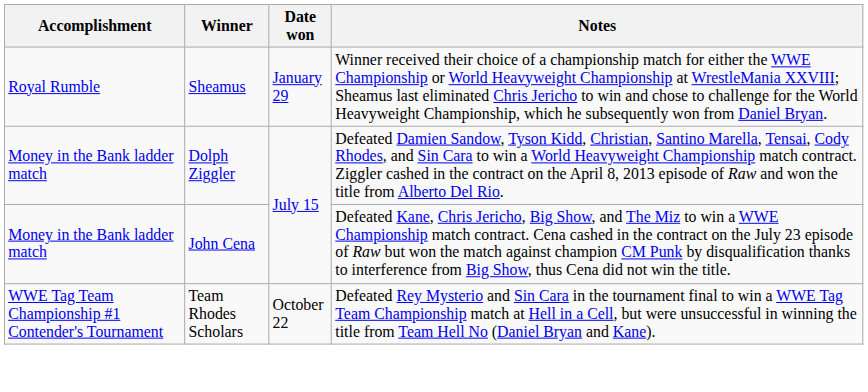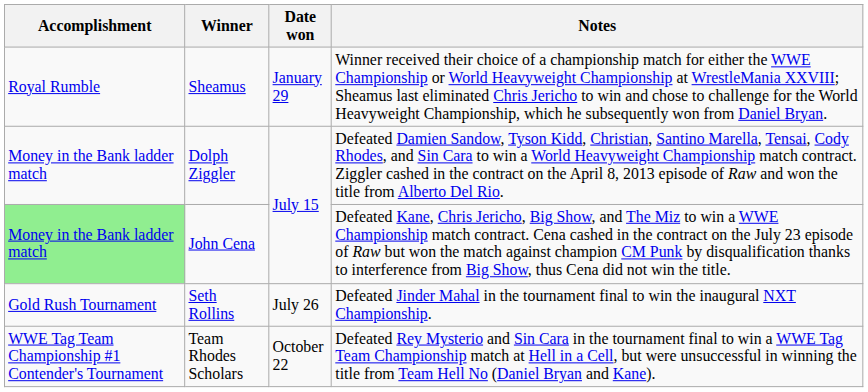(91, 243) no background -> (91, 243) lightgreen background
+ row: (211, 304)
